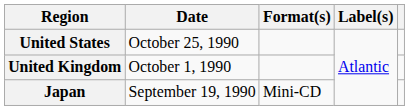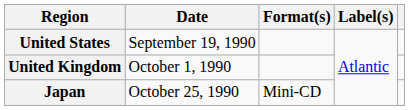(184, 42) October 25, 1990 -> (192, 42) September 19, 1990
(192, 92) September 19, 1990 -> (184, 92) October 25, 1990
